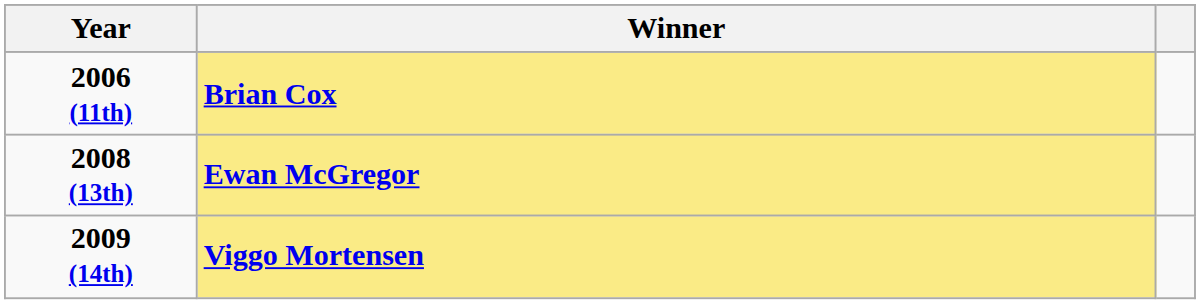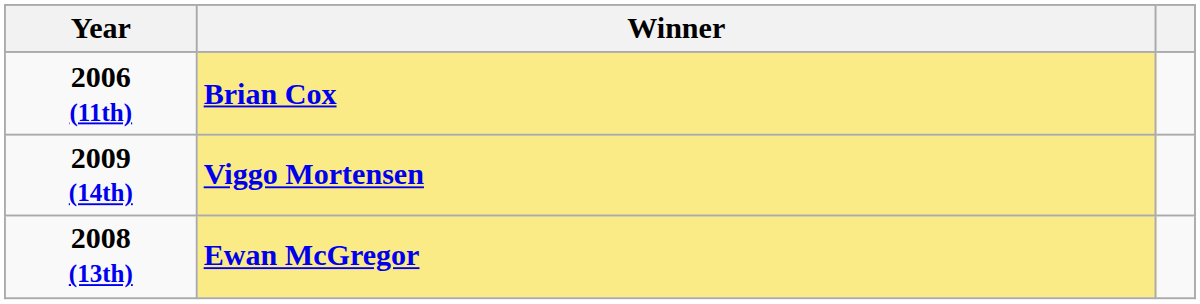rows swapped: (101, 174) <-> (101, 256)
